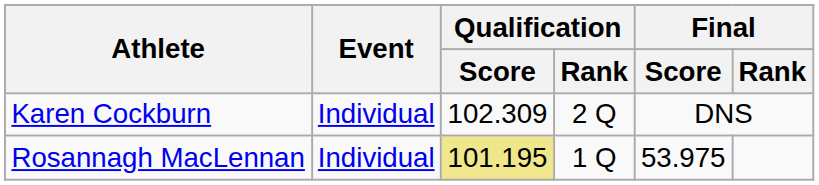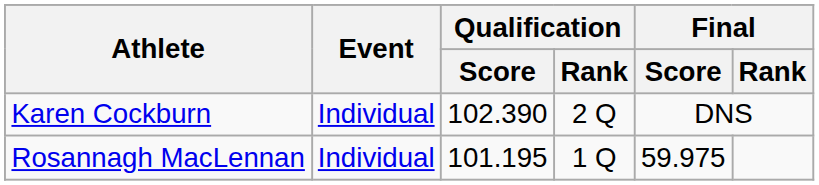(498, 115) 102.309 -> (498, 115) 102.390
(498, 158) khaki background -> (498, 158) no background
(683, 158) 53.975 -> (683, 158) 59.975
